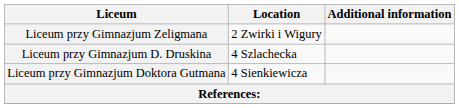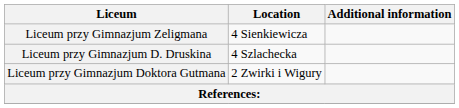(277, 34) 2 Zwirki i Wigury -> (269, 34) 4 Sienkiewicza
(269, 73) 4 Sienkiewicza -> (277, 73) 2 Zwirki i Wigury
